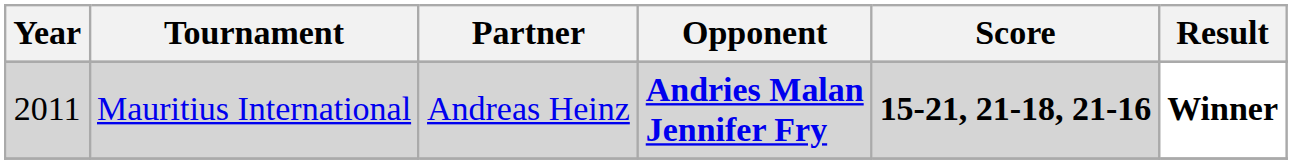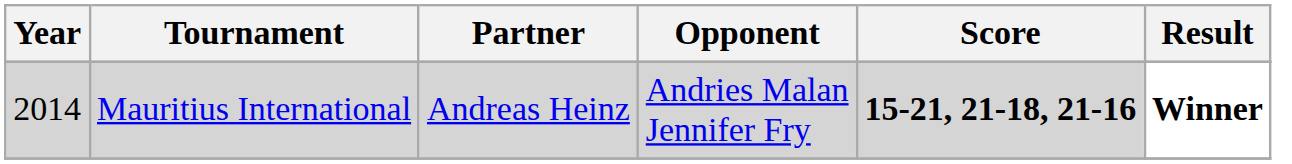(47, 109) 2011 -> (47, 109) 2014
(755, 109) bold -> (747, 109) normal
